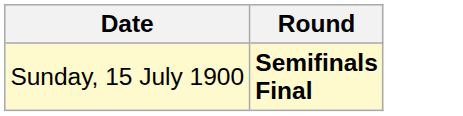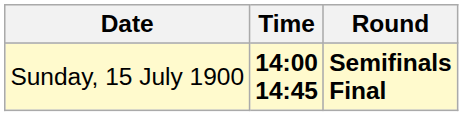+ column: (287, 23)
